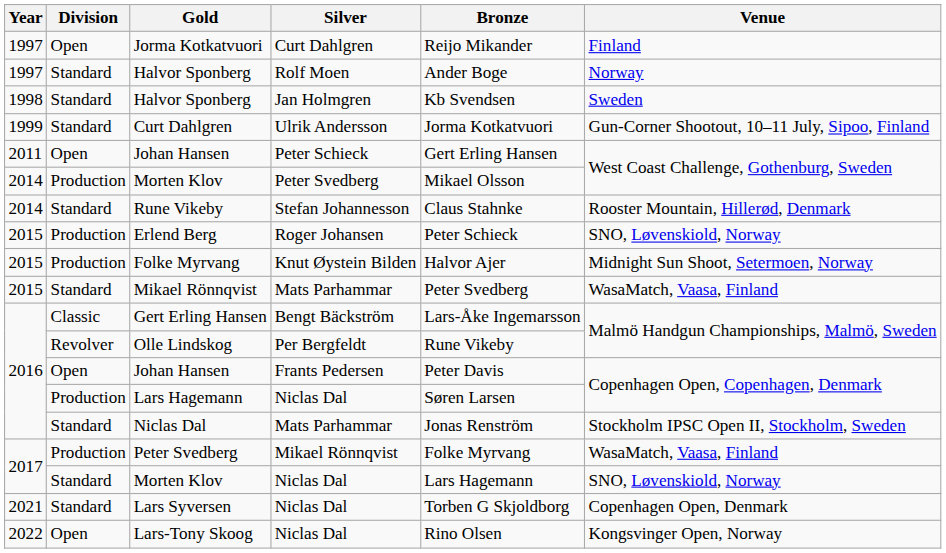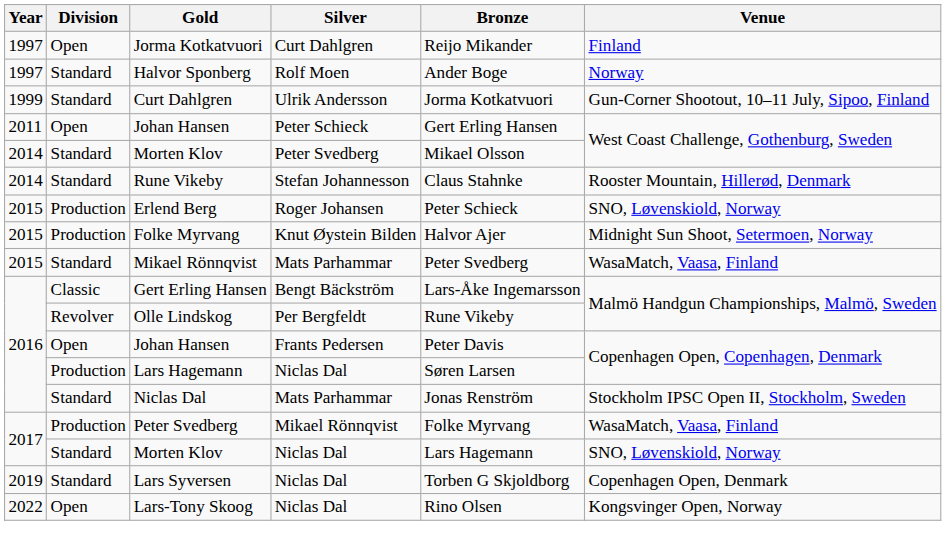- row: (192, 99)
(88, 180) Production -> (81, 153) Standard
(26, 506) 2021 -> (26, 479) 2019
